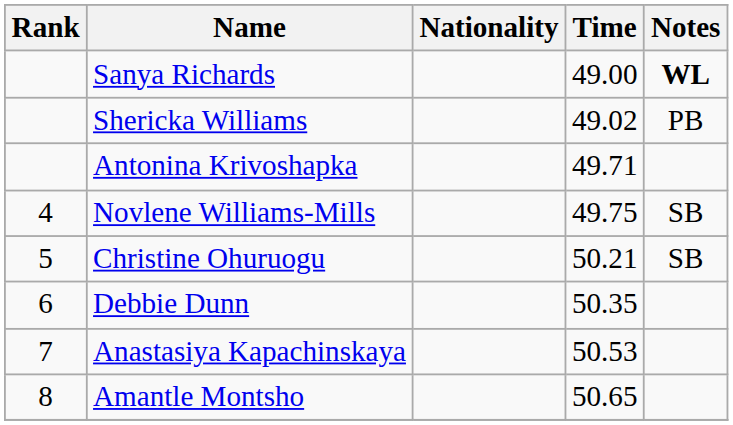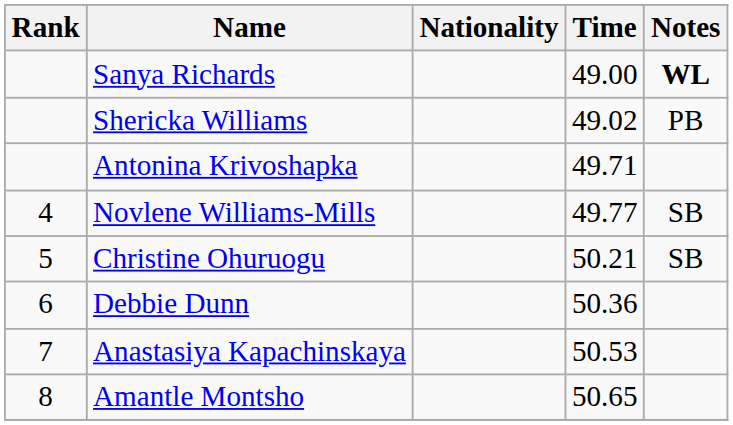(605, 212) 49.75 -> (605, 212) 49.77
(605, 304) 50.35 -> (605, 304) 50.36
